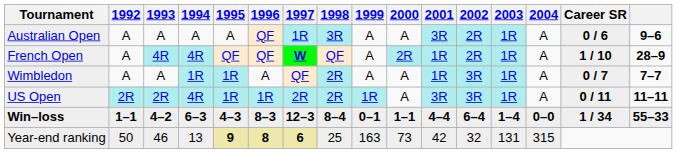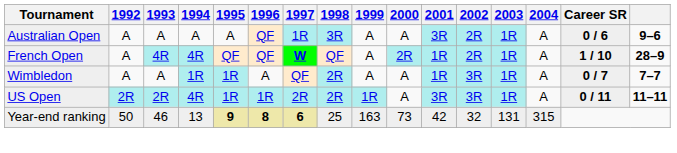- row: (36, 117)
